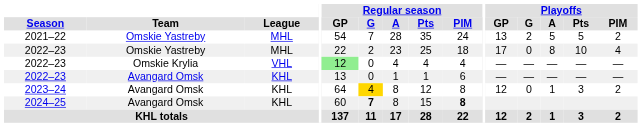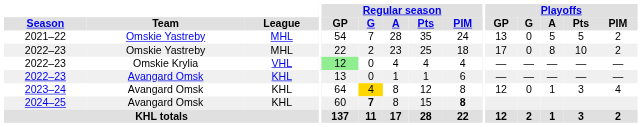(529, 37) 2 -> (529, 37) 0
(618, 50) 4 -> (618, 50) 2
(618, 89) 2 -> (618, 89) 4
